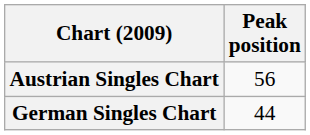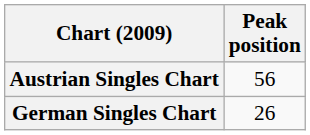(265, 112) 44 -> (265, 112) 26
